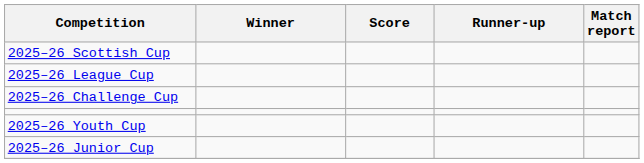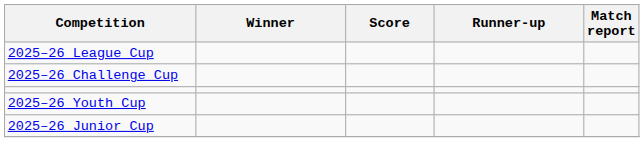- row: (89, 53)
